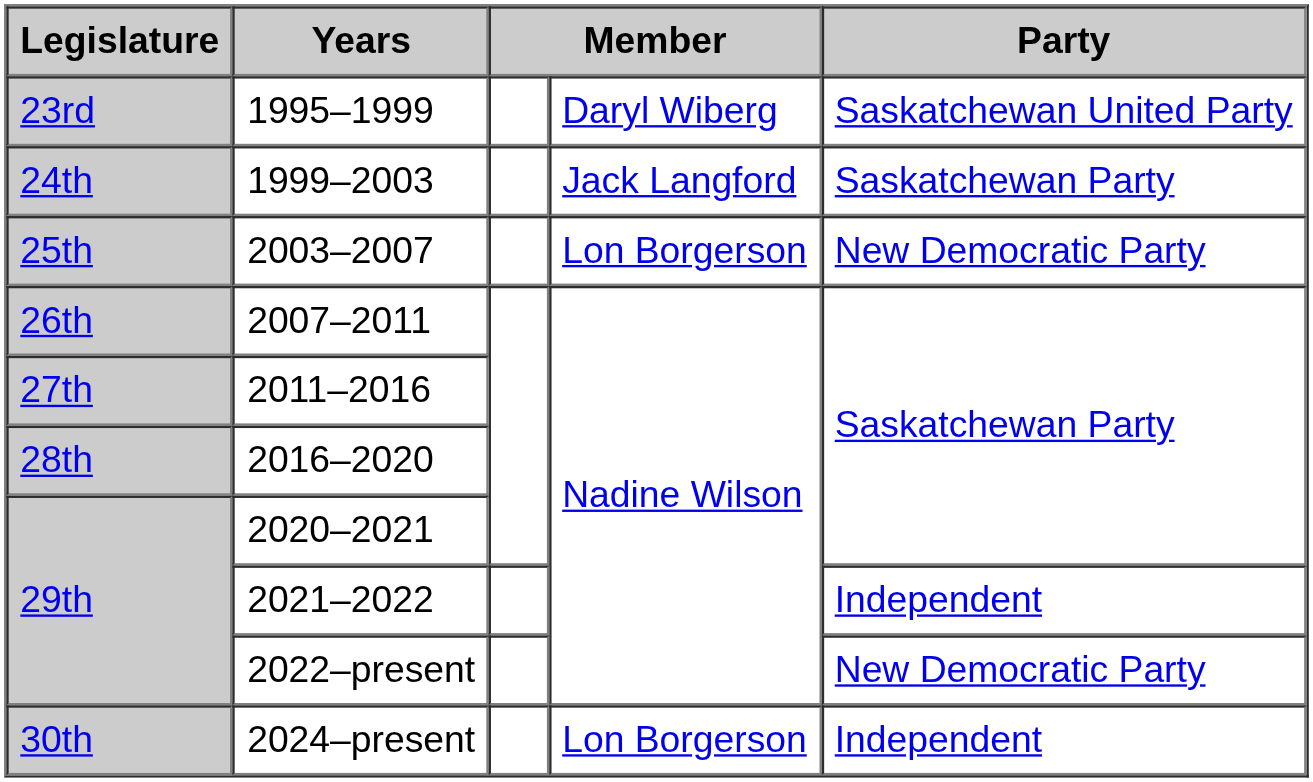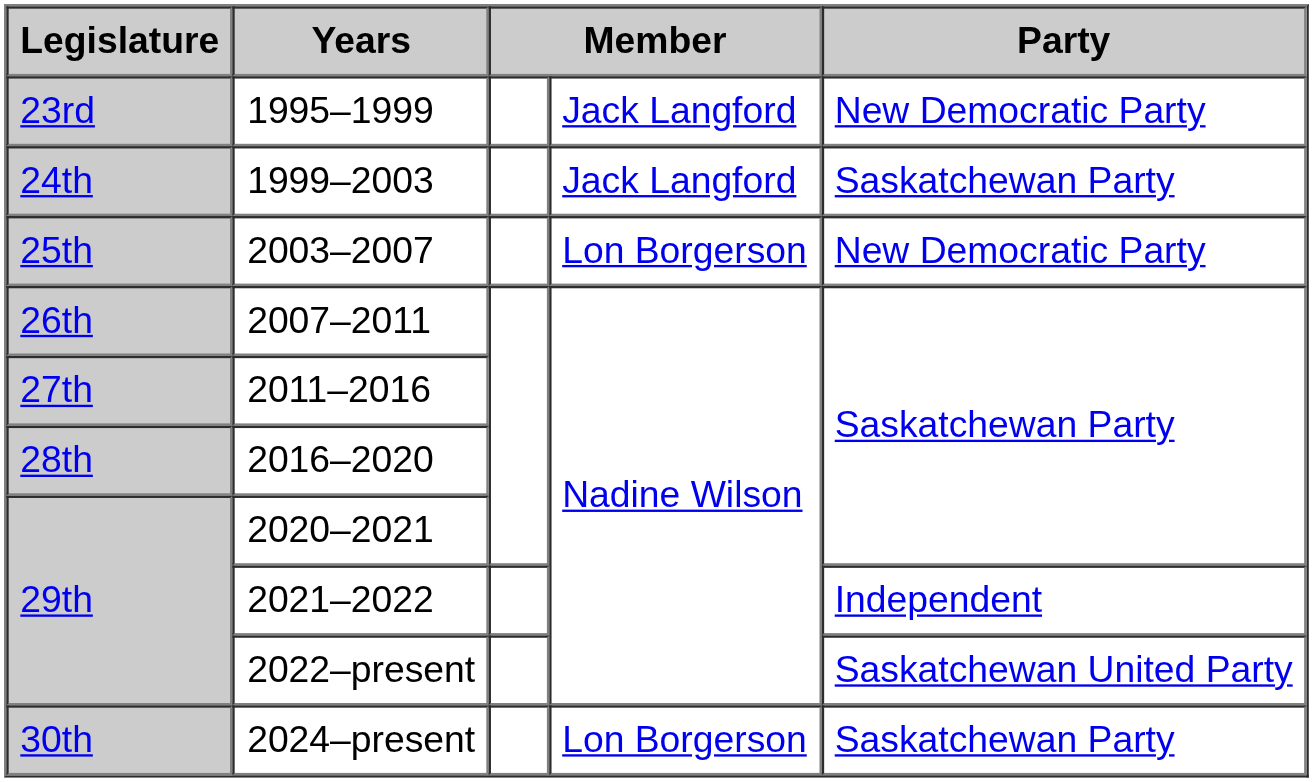(670, 110) Daryl Wiberg -> (679, 110) Jack Langford
(1064, 110) Saskatchewan United Party -> (1020, 110) New Democratic Party
(1020, 669) New Democratic Party -> (1064, 669) Saskatchewan United Party
(938, 739) Independent -> (1005, 739) Saskatchewan Party
